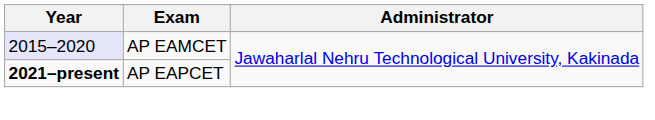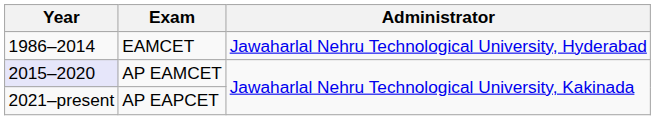+ row: (158, 45)
(64, 73) bold -> (61, 100) normal
